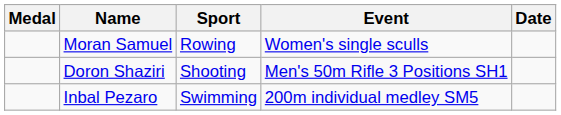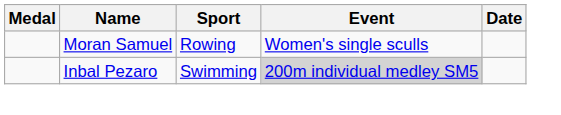- row: (114, 71)
(372, 97) no background -> (372, 71) lightgrey background
